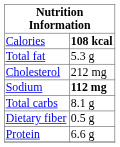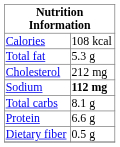(92, 41) bold -> (92, 41) normal
rows swapped: (36, 118) <-> (23, 134)
